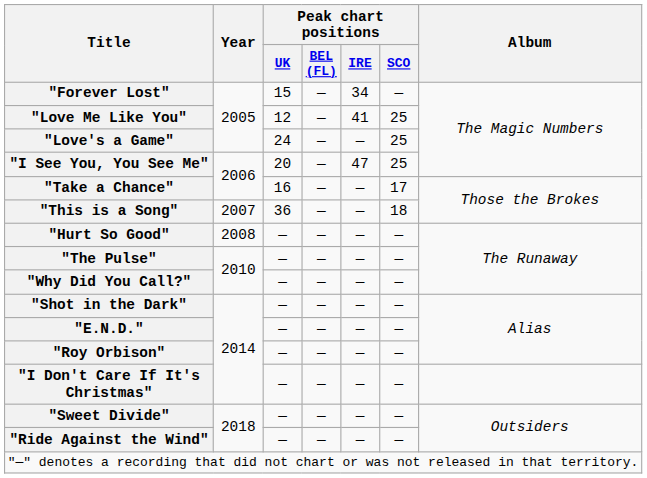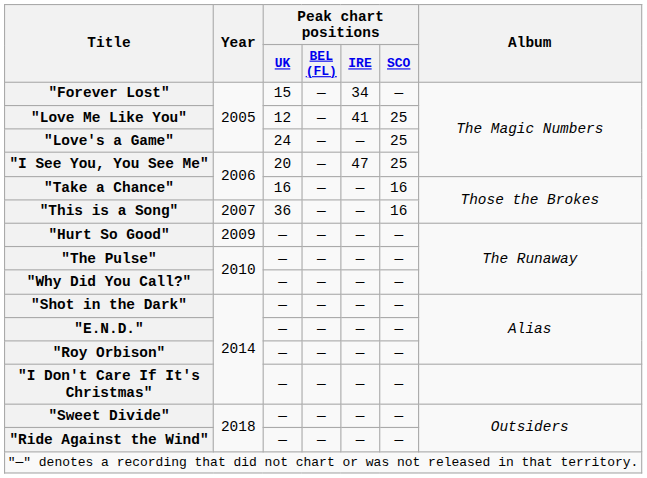(399, 188) 17 -> (399, 188) 16
(399, 211) 18 -> (399, 211) 16
(238, 235) 2008 -> (238, 235) 2009
